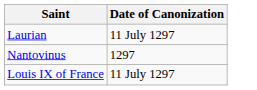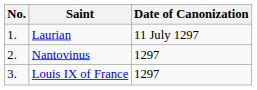+ column: (17, 14)
(142, 74) 11 July 1297 -> (147, 74) 1297
